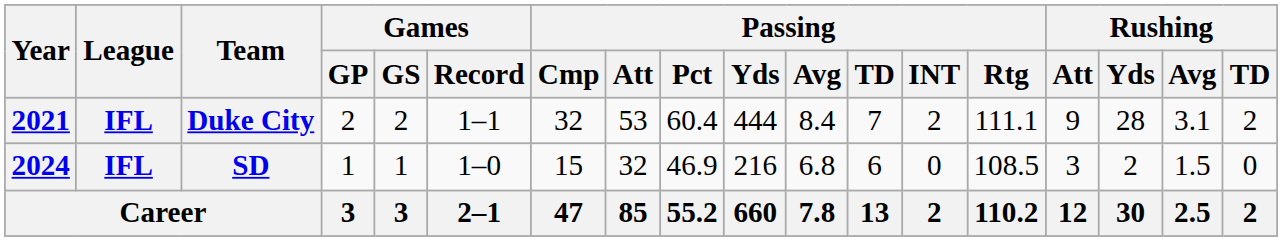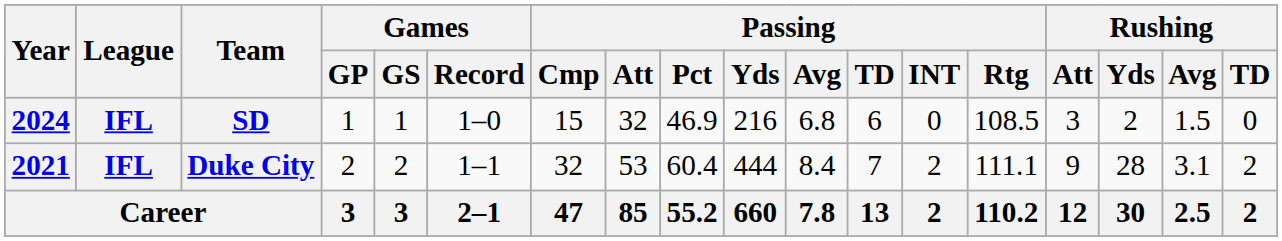rows swapped: (251, 119) <-> (251, 166)
